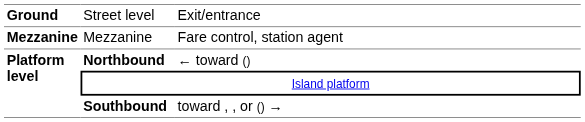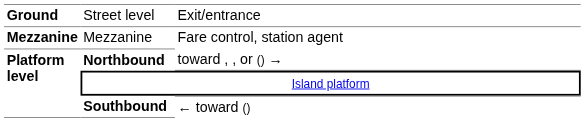(214, 60) ← toward () -> (230, 59) toward , , or () →
(230, 106) toward , , or () → -> (214, 107) ← toward ()
